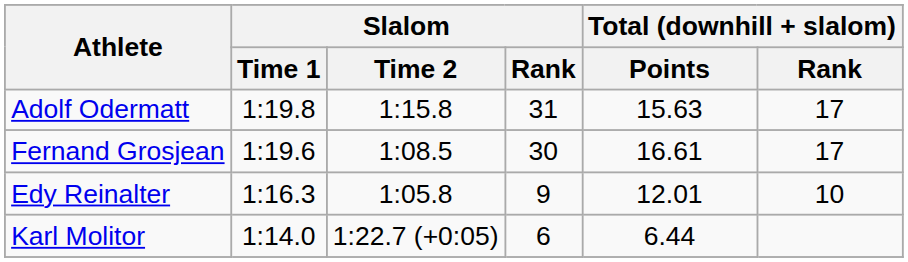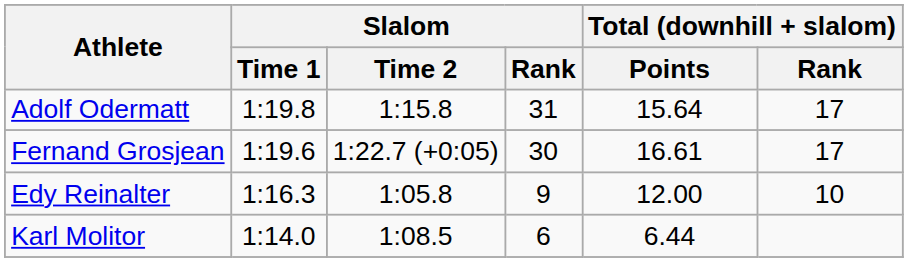(669, 110) 15.63 -> (669, 110) 15.64
(416, 152) 1:08.5 -> (416, 152) 1:22.7 (+0:05)
(669, 194) 12.01 -> (669, 194) 12.00
(416, 236) 1:22.7 (+0:05) -> (416, 236) 1:08.5
